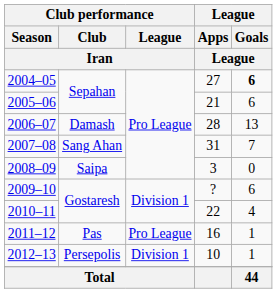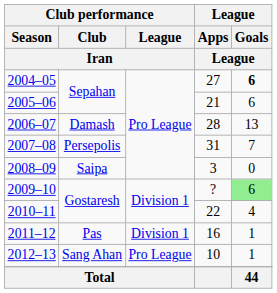(92, 146) Sang Ahan -> (92, 146) Persepolis
(252, 189) no background -> (252, 189) lightgreen background
(160, 233) Pro League -> (160, 233) Division 1
(92, 255) Persepolis -> (92, 255) Sang Ahan
(160, 255) Division 1 -> (160, 255) Pro League
